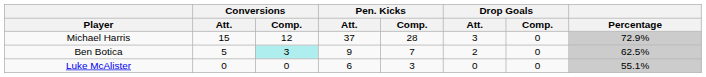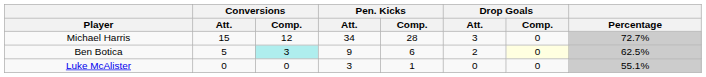(349, 38) 37 -> (349, 38) 34
(635, 38) 72.9% -> (635, 38) 72.7%
(412, 52) 7 -> (412, 52) 6
(538, 52) no background -> (538, 52) lightyellow background
(349, 66) 6 -> (349, 66) 3
(412, 66) 3 -> (412, 66) 1
